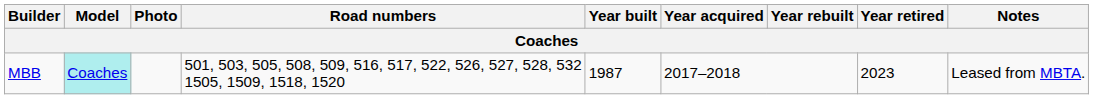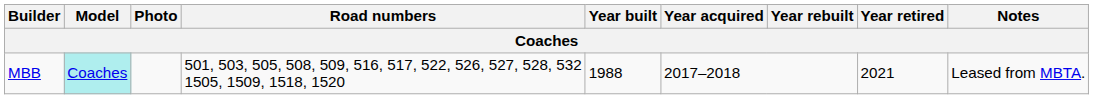(606, 73) 1987 -> (606, 73) 1988
(878, 73) 2023 -> (878, 73) 2021
